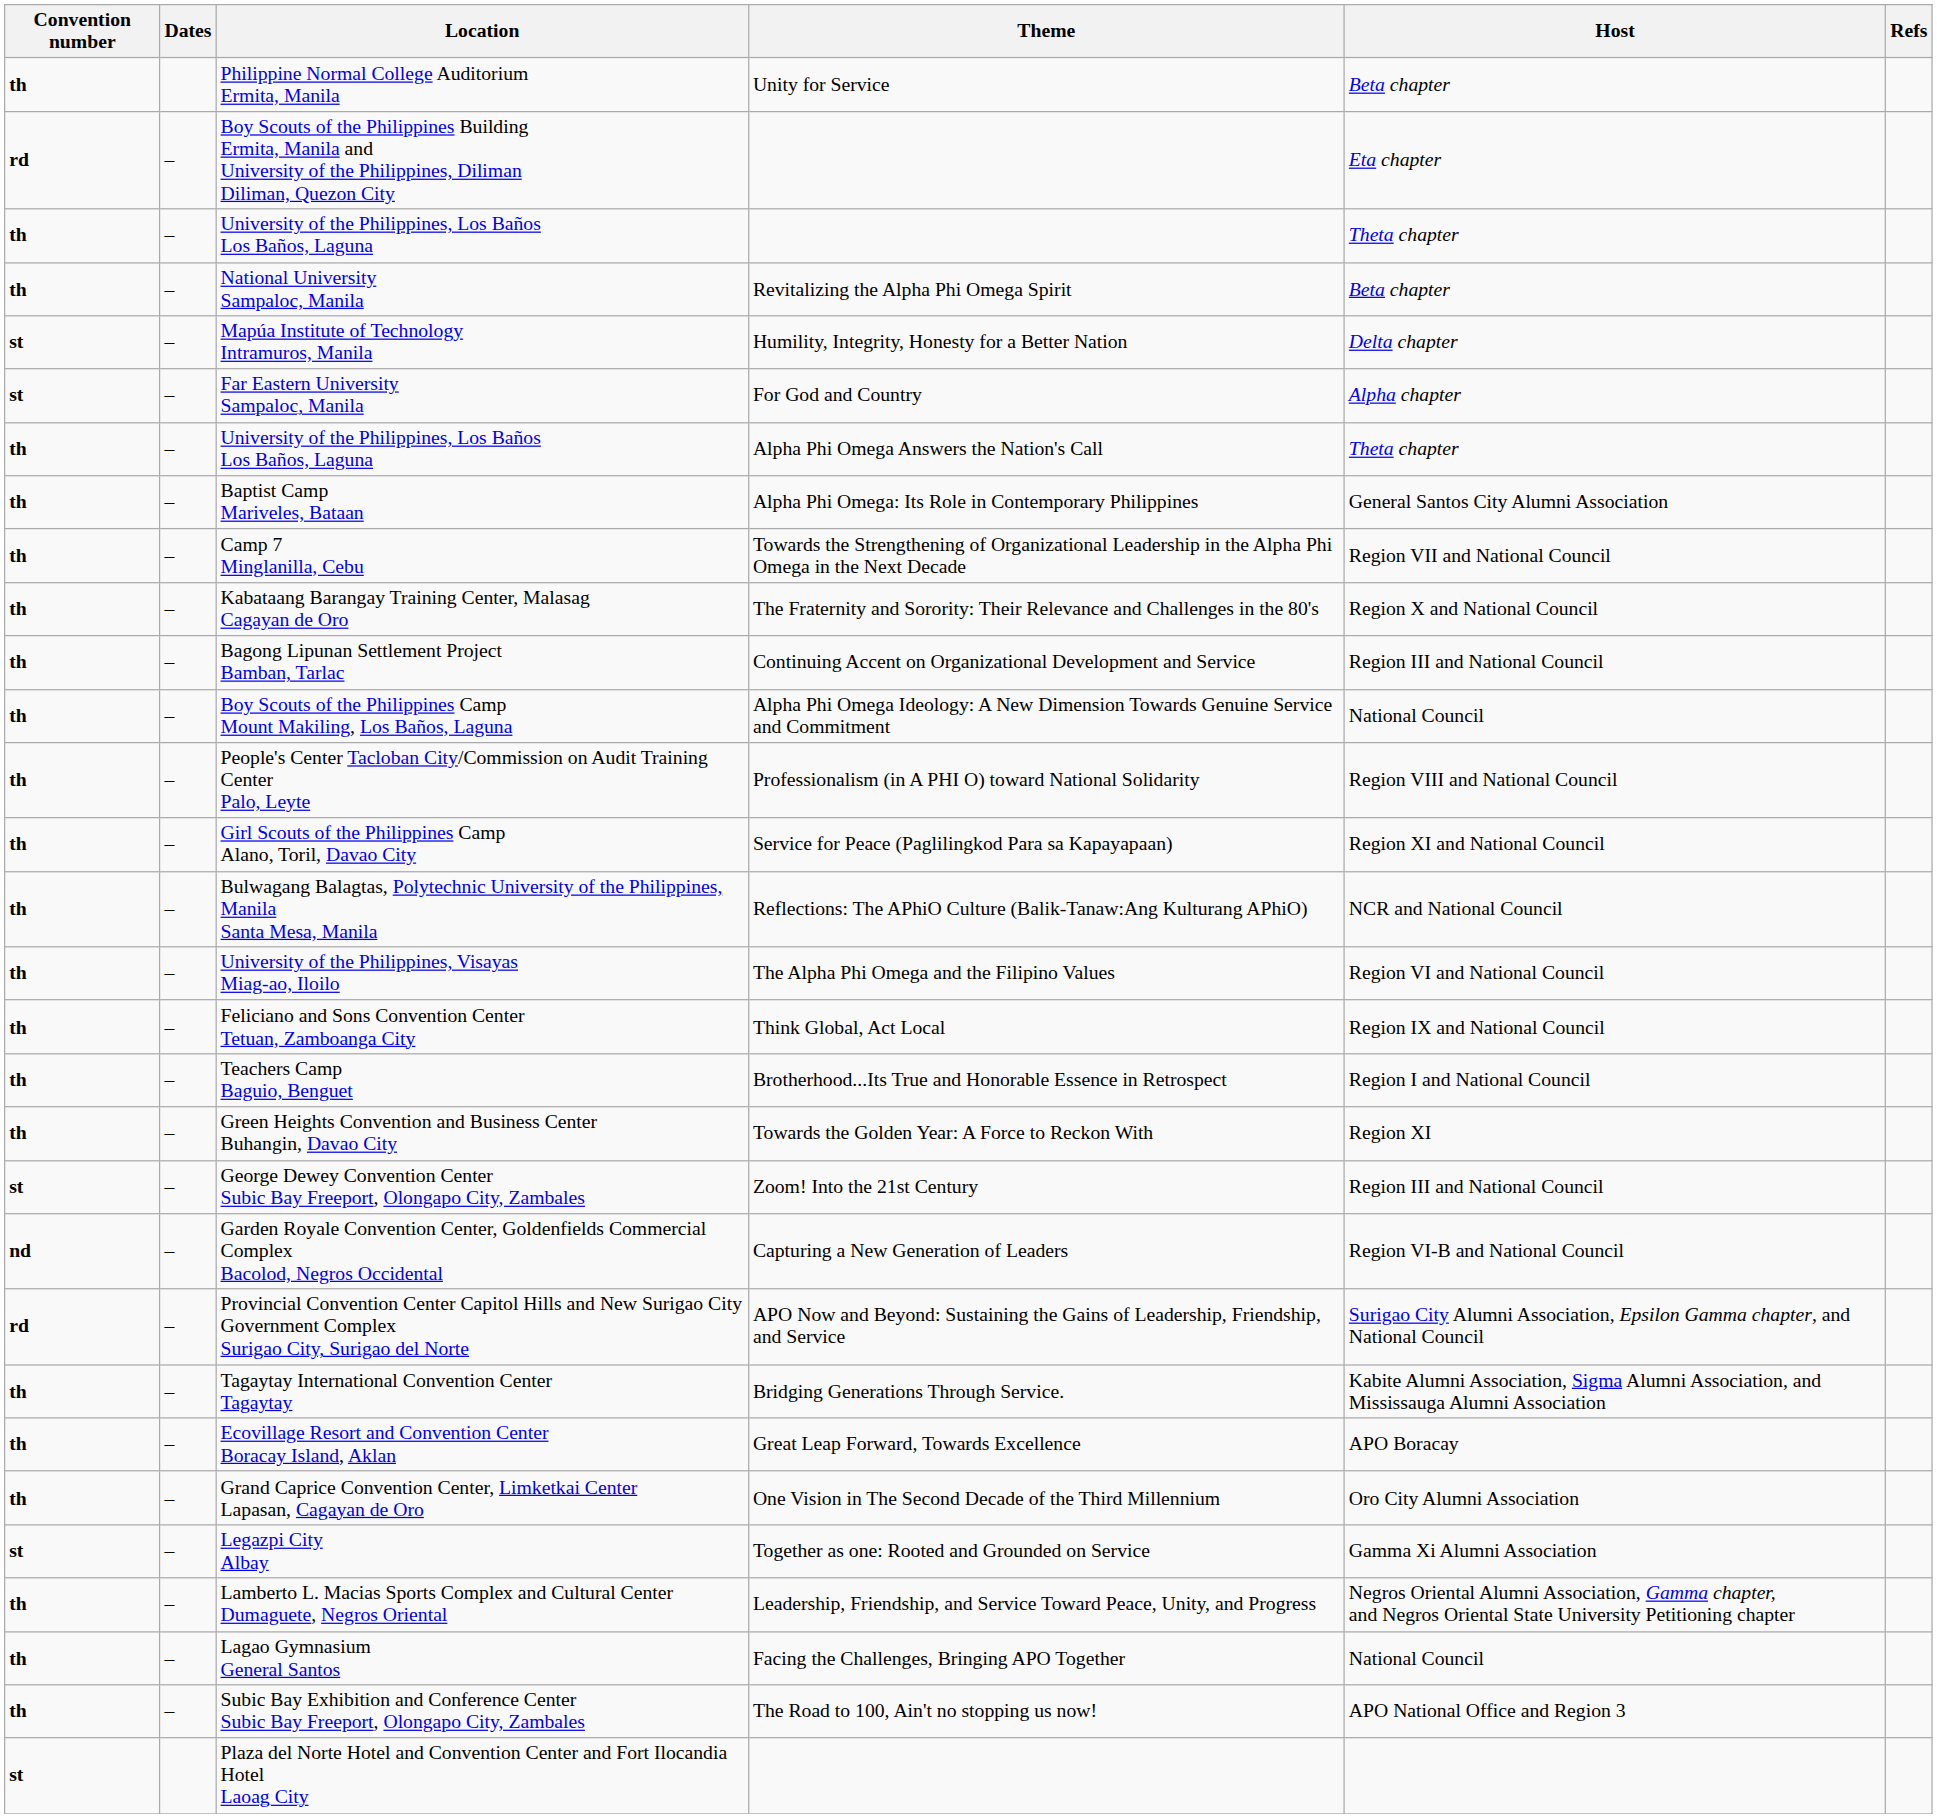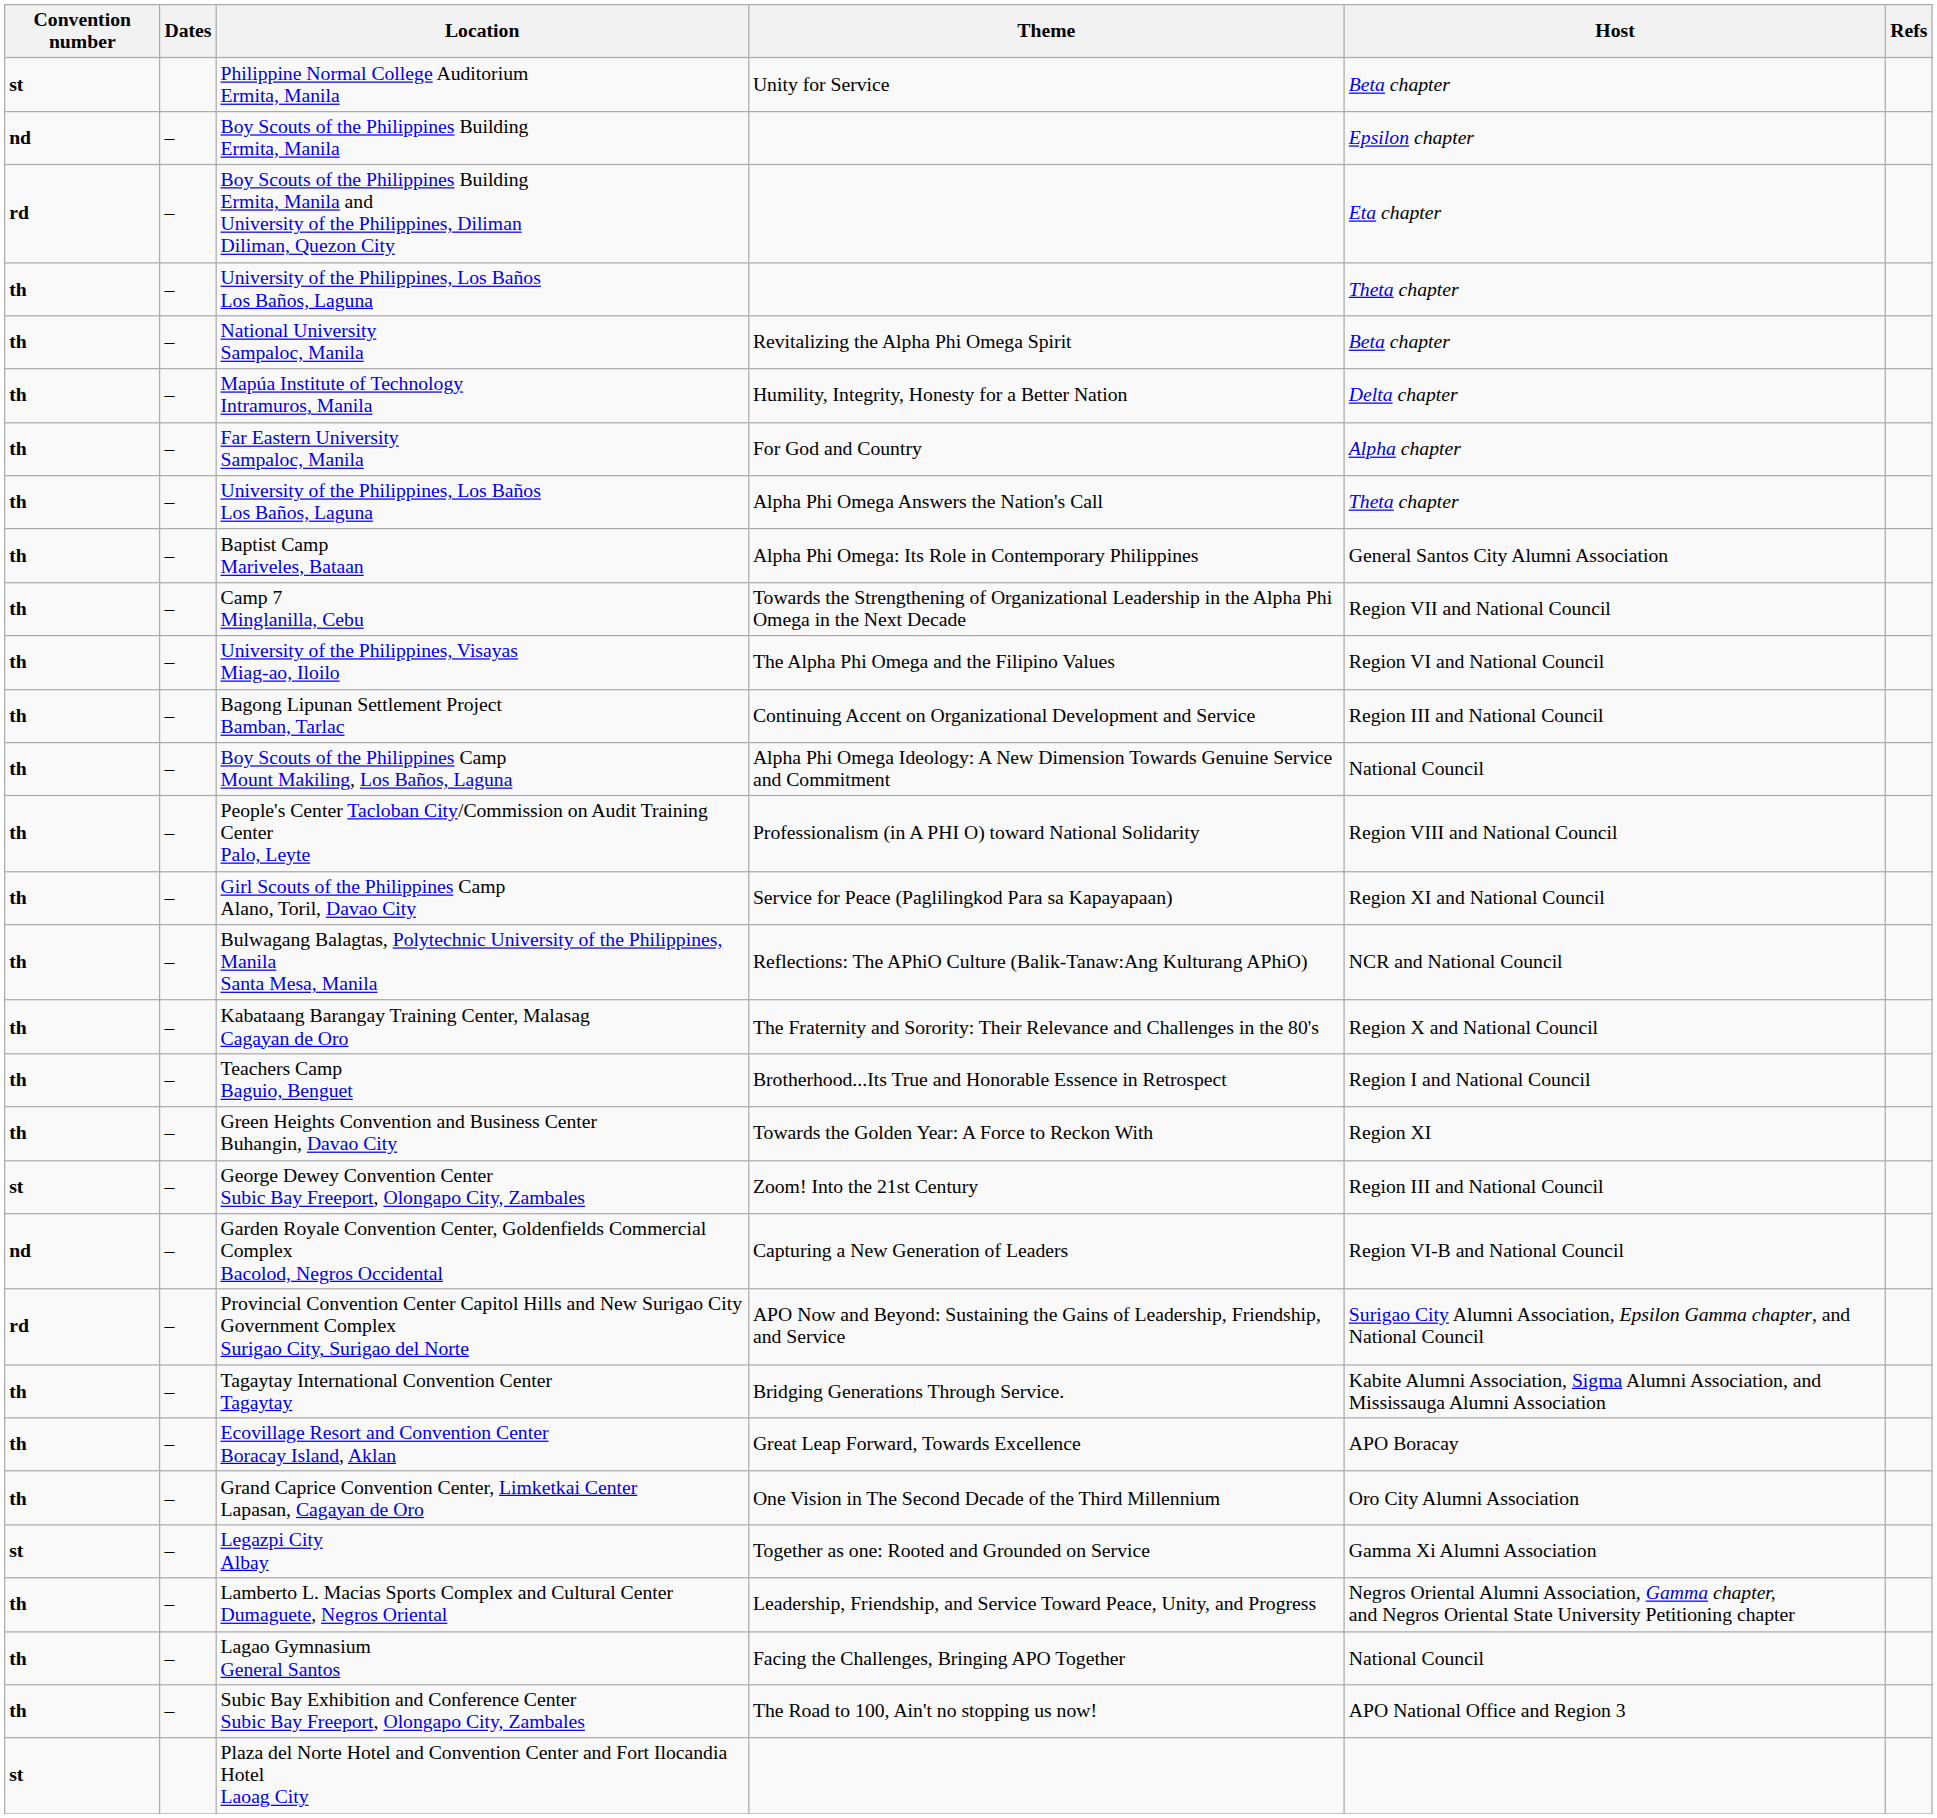(18, 84) th -> (16, 84) st
+ row: (374, 137)
(16, 342) st -> (18, 395) th
(16, 395) st -> (18, 448) th
rows swapped: (405, 608) <-> (369, 973)
- row: (372, 1026)
